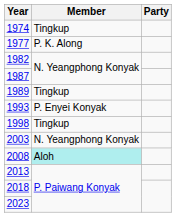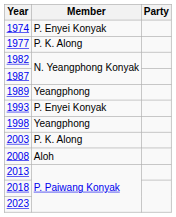(51, 28) Tingkup -> (70, 28) P. Enyei Konyak
(51, 92) Tingkup -> (62, 92) Yeangphong
(51, 124) Tingkup -> (62, 124) Yeangphong
(86, 140) N. Yeangphong Konyak -> (58, 140) P. K. Along
(44, 156) paleturquoise background -> (44, 156) no background
